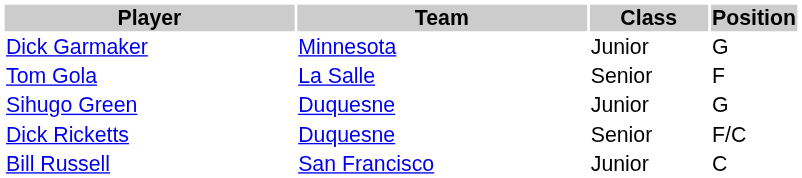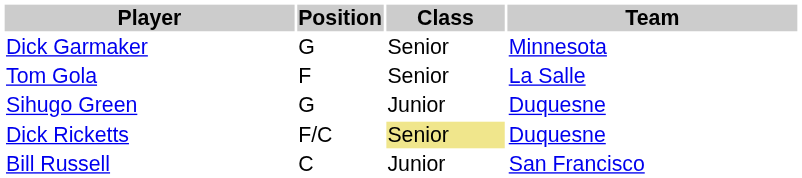columns swapped: (754, 17) <-> (442, 17)
(620, 47) Junior -> (418, 47) Senior
(622, 134) no background -> (418, 134) khaki background
